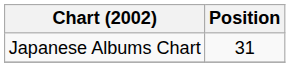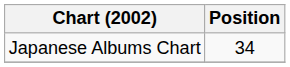(245, 47) 31 -> (245, 47) 34
